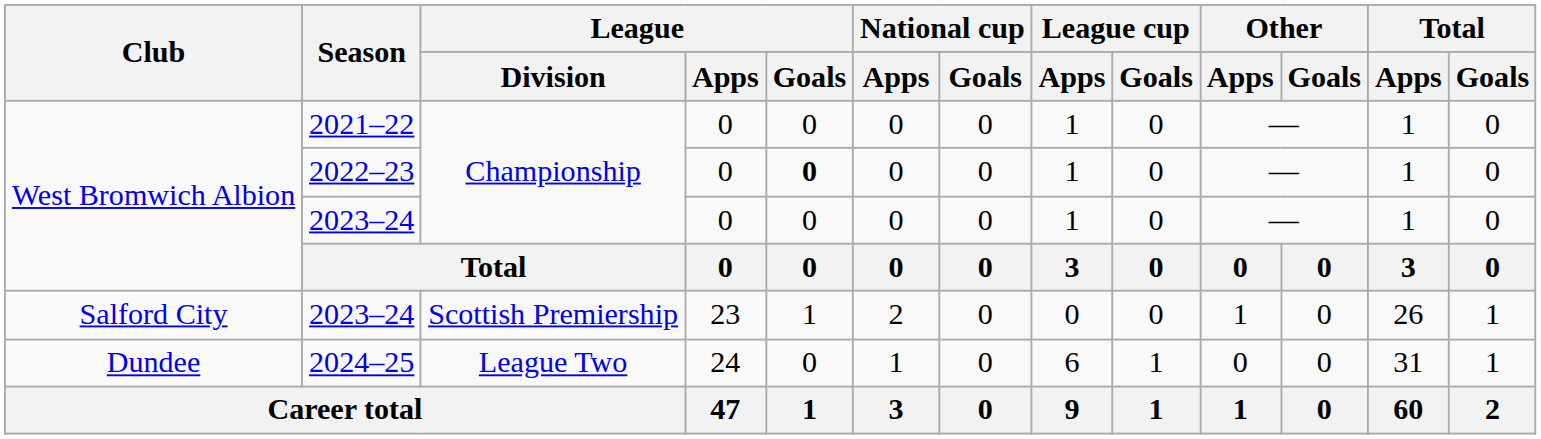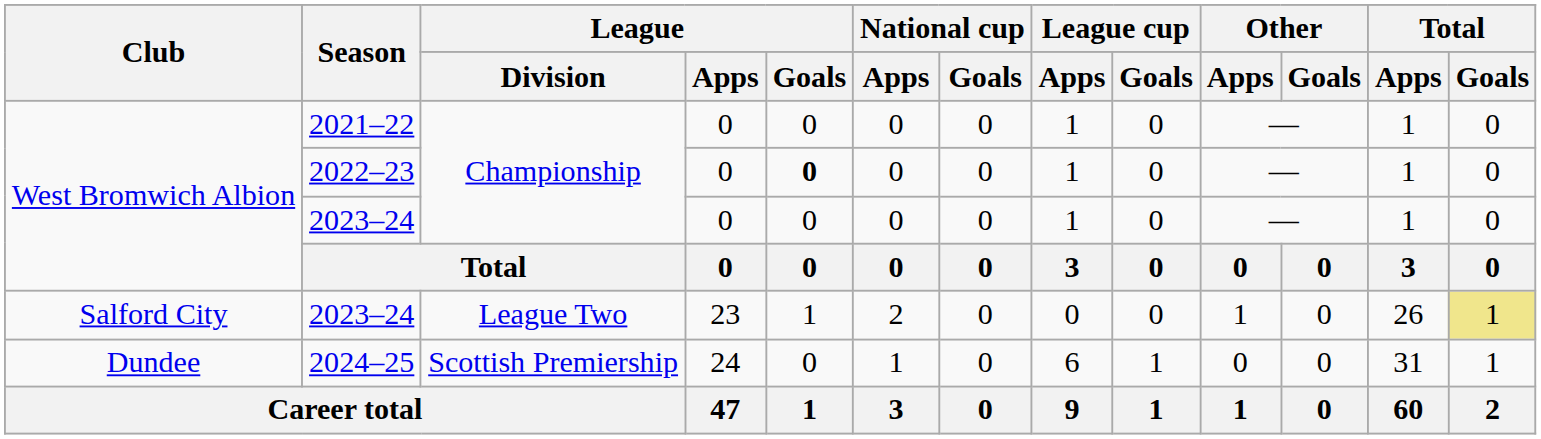(553, 314) Scottish Premiership -> (553, 314) League Two
(1492, 314) no background -> (1492, 314) khaki background
(553, 362) League Two -> (553, 362) Scottish Premiership
